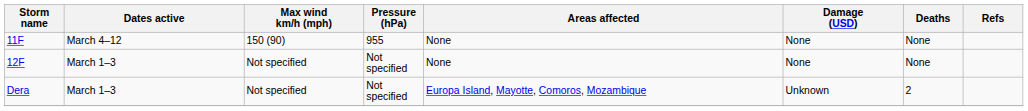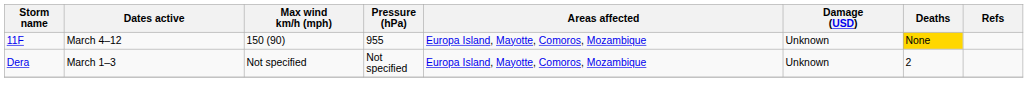(439, 40) None -> (536, 40) Europa Island, Mayotte, Comoros, Mozambique
(798, 40) None -> (807, 40) Unknown
(918, 40) no background -> (918, 40) gold background
- row: (16, 63)
